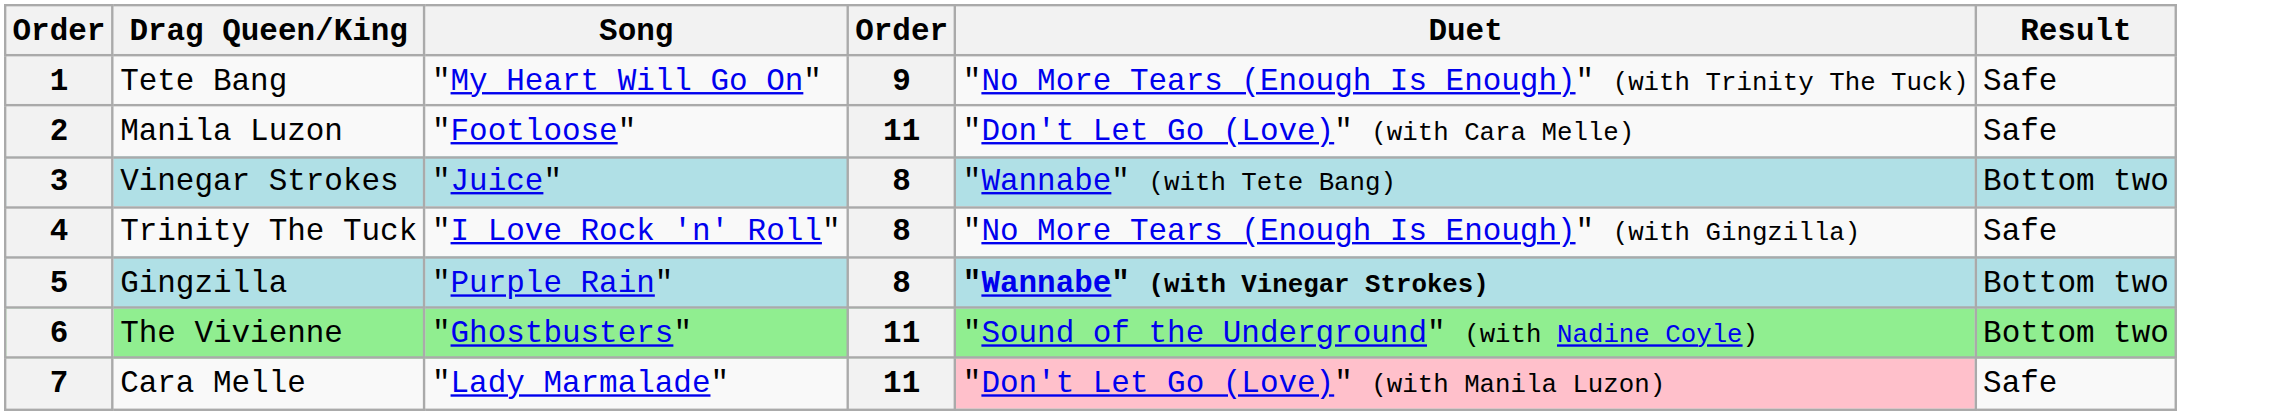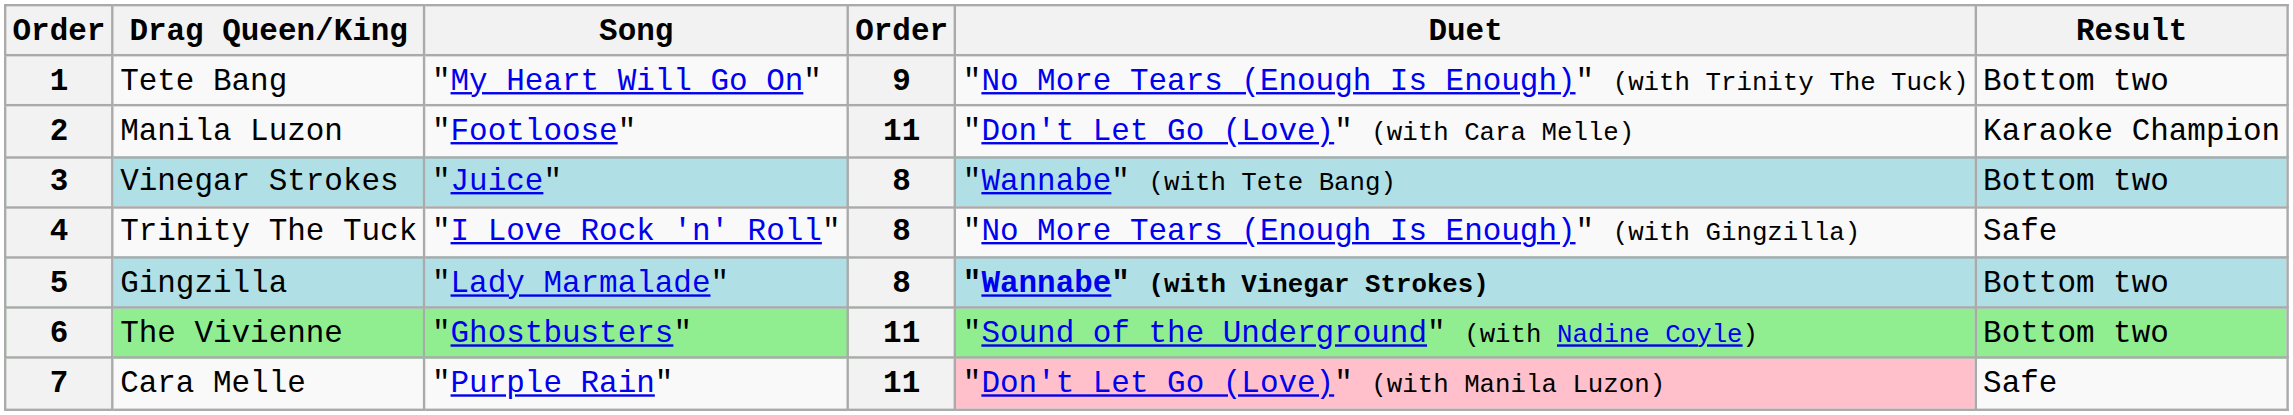(2020, 81) Safe -> (2076, 81) Bottom two
(2020, 131) Safe -> (2132, 131) Karaoke Champion
(553, 283) "Purple Rain" -> (581, 283) "Lady Marmalade"
(581, 383) "Lady Marmalade" -> (553, 383) "Purple Rain"
